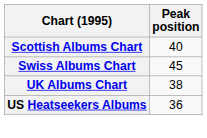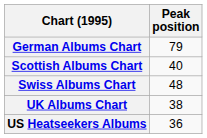+ row: (77, 47)
(176, 66) 45 -> (176, 85) 48
